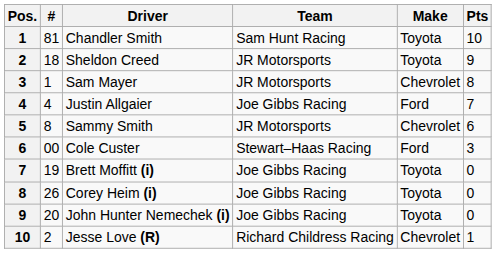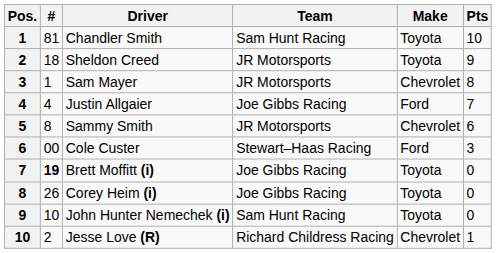(51, 171) normal -> (51, 171) bold
(51, 215) 20 -> (51, 215) 10
(291, 215) Joe Gibbs Racing -> (291, 215) Sam Hunt Racing
